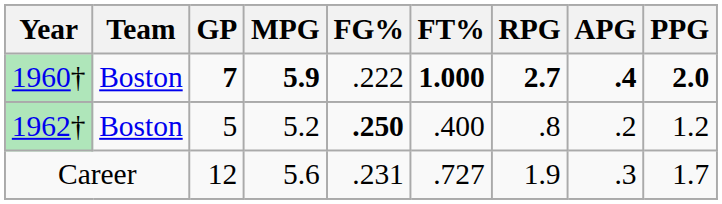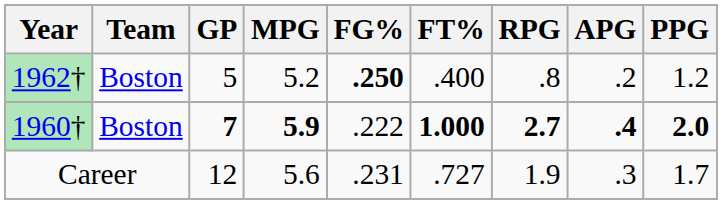rows swapped: (49, 77) <-> (49, 126)
